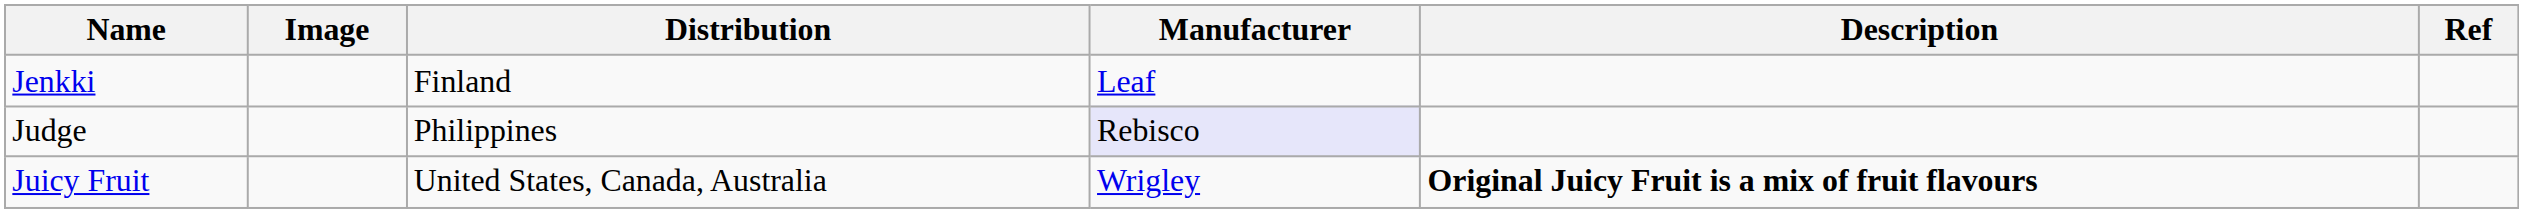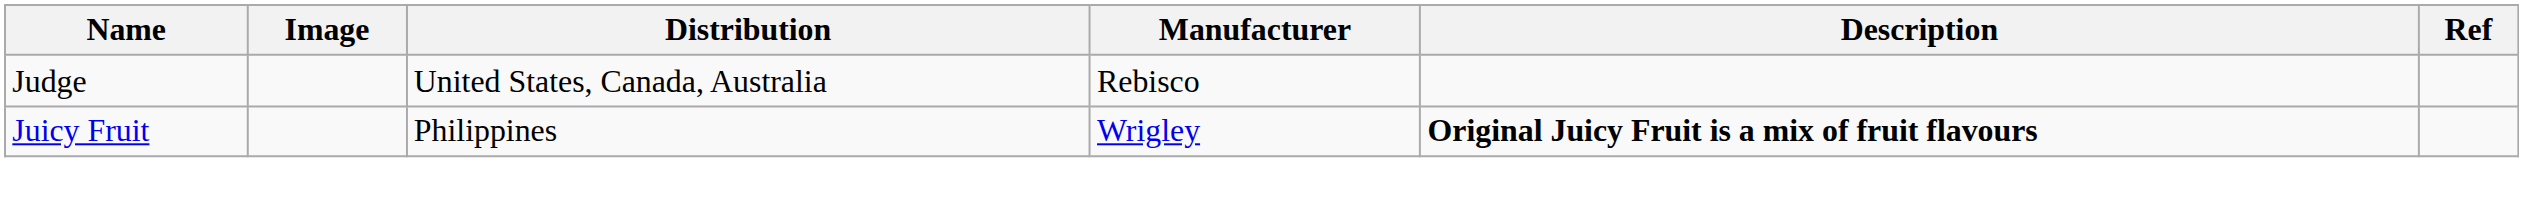- row: (54, 80)
(486, 130) Philippines -> (620, 80) United States, Canada, Australia
(1148, 130) lavender background -> (1148, 80) no background
(620, 181) United States, Canada, Australia -> (486, 130) Philippines
